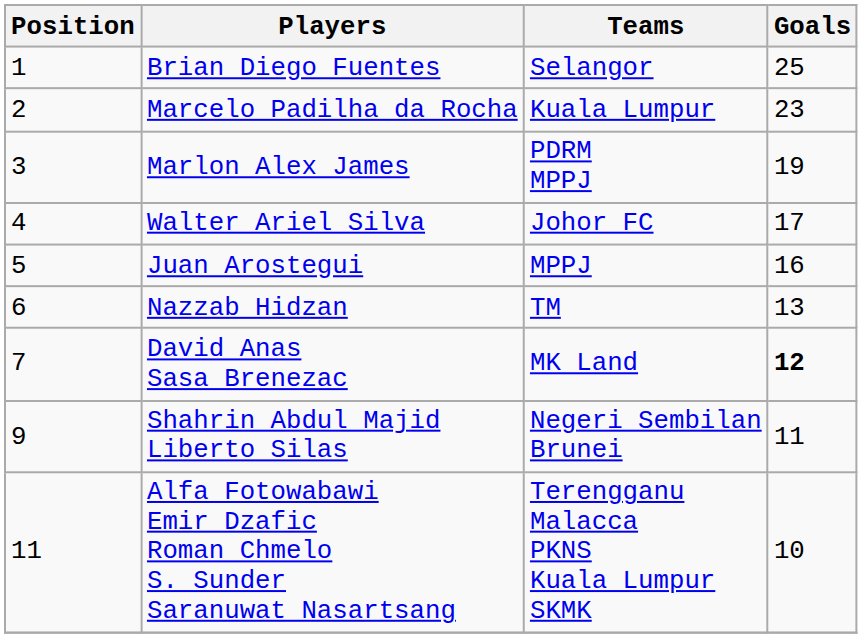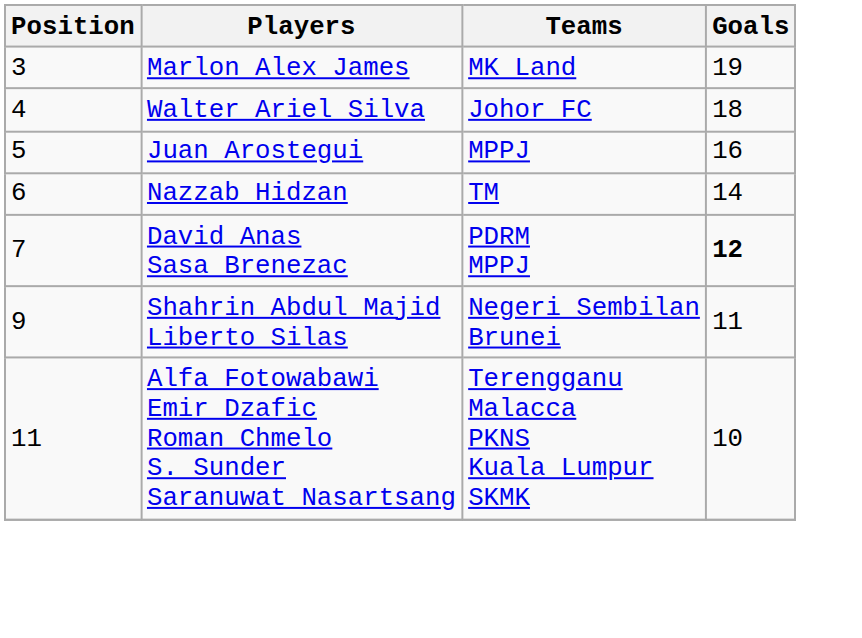- row: (294, 68)
- row: (332, 110)
(561, 167) PDRM MPPJ -> (522, 68) MK Land
(789, 223) 17 -> (728, 110) 18
(789, 307) 13 -> (728, 194) 14
(584, 364) MK Land -> (499, 251) PDRM MPPJ
